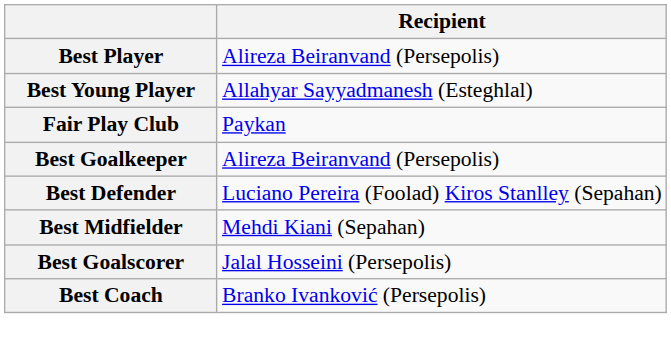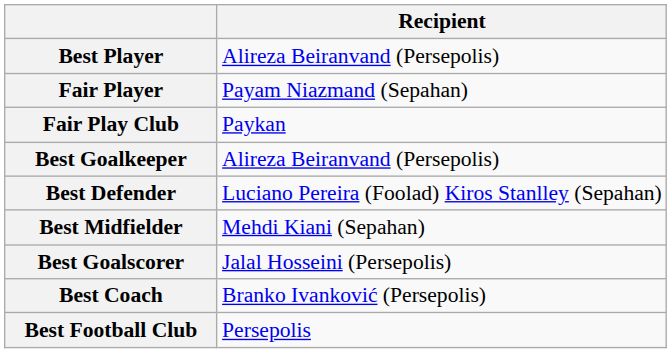- row: (111, 90)
+ row: (111, 90)
+ row: (111, 329)
